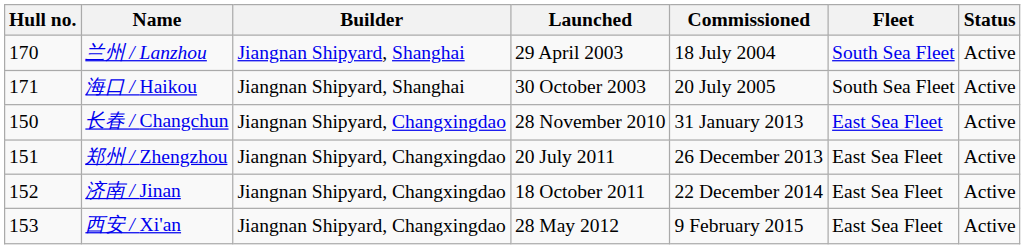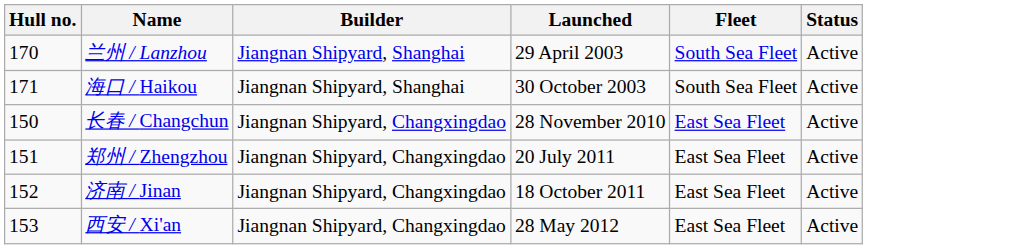- column: (749, 19)
